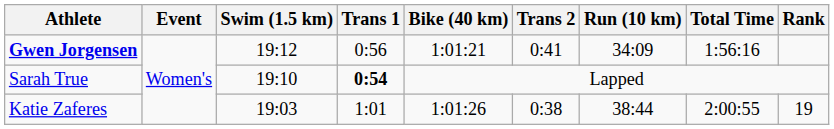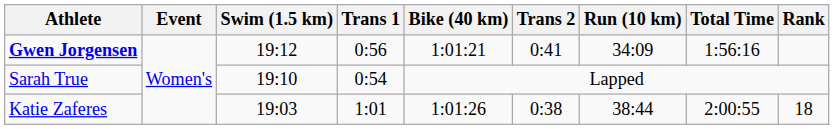(371, 79) bold -> (371, 79) normal
(804, 109) 19 -> (804, 109) 18
